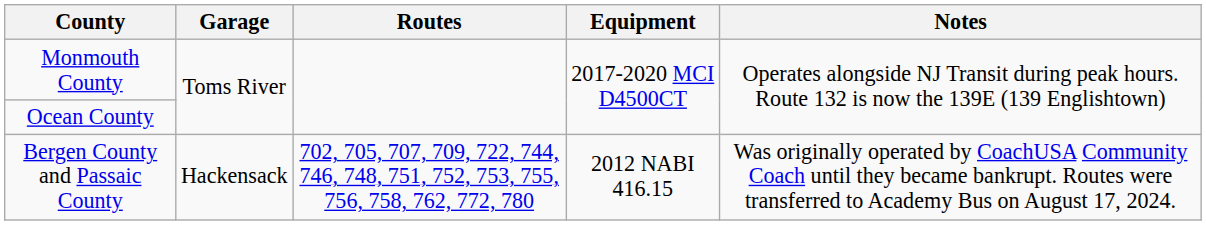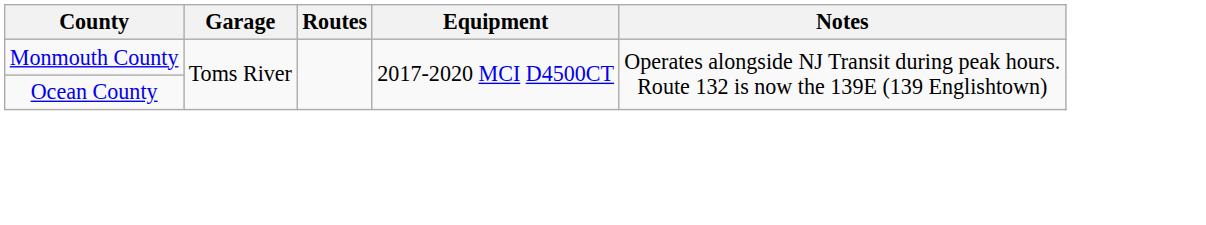- row: (90, 176)
